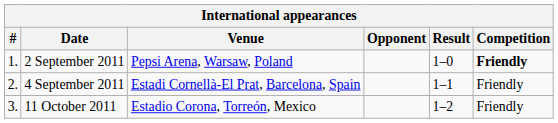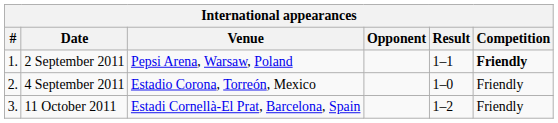(443, 61) 1–0 -> (443, 61) 1–1
(246, 84) Estadi Cornellà-El Prat, Barcelona, Spain -> (223, 84) Estadio Corona, Torreón, Mexico
(443, 84) 1–1 -> (443, 84) 1–0
(223, 107) Estadio Corona, Torreón, Mexico -> (246, 107) Estadi Cornellà-El Prat, Barcelona, Spain
